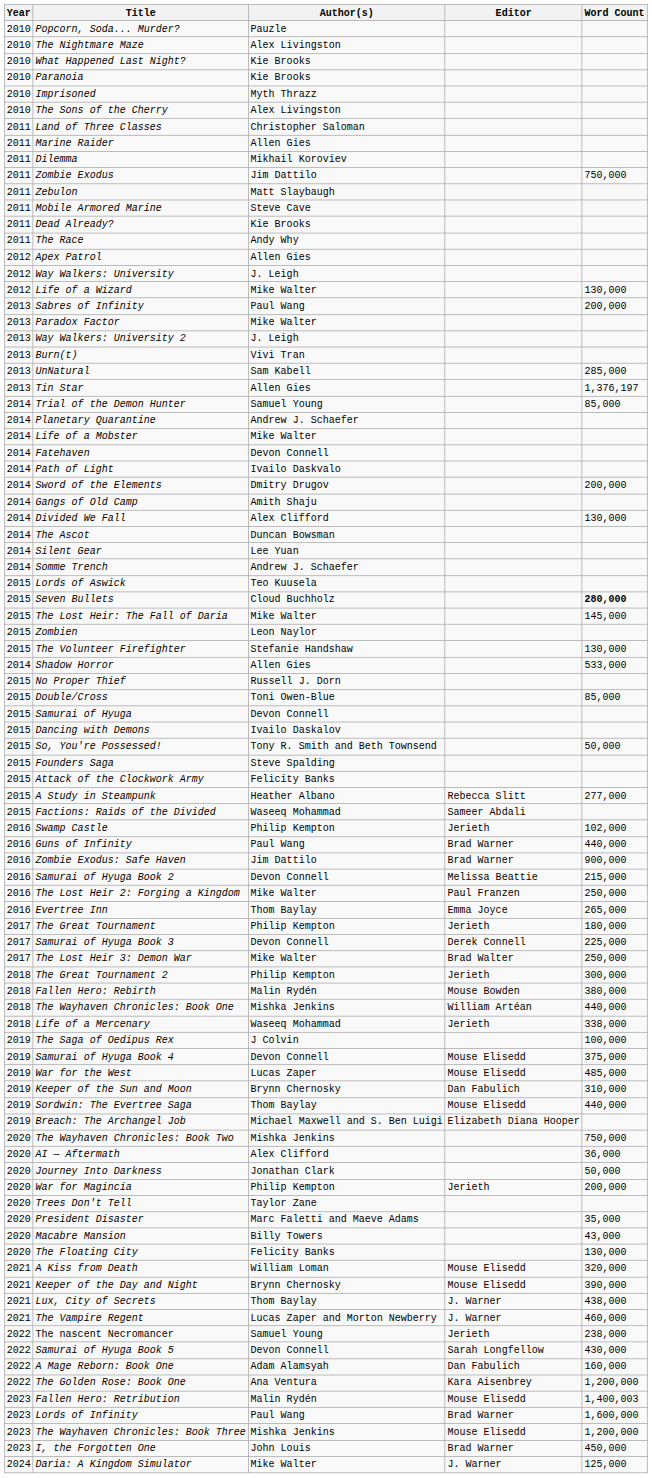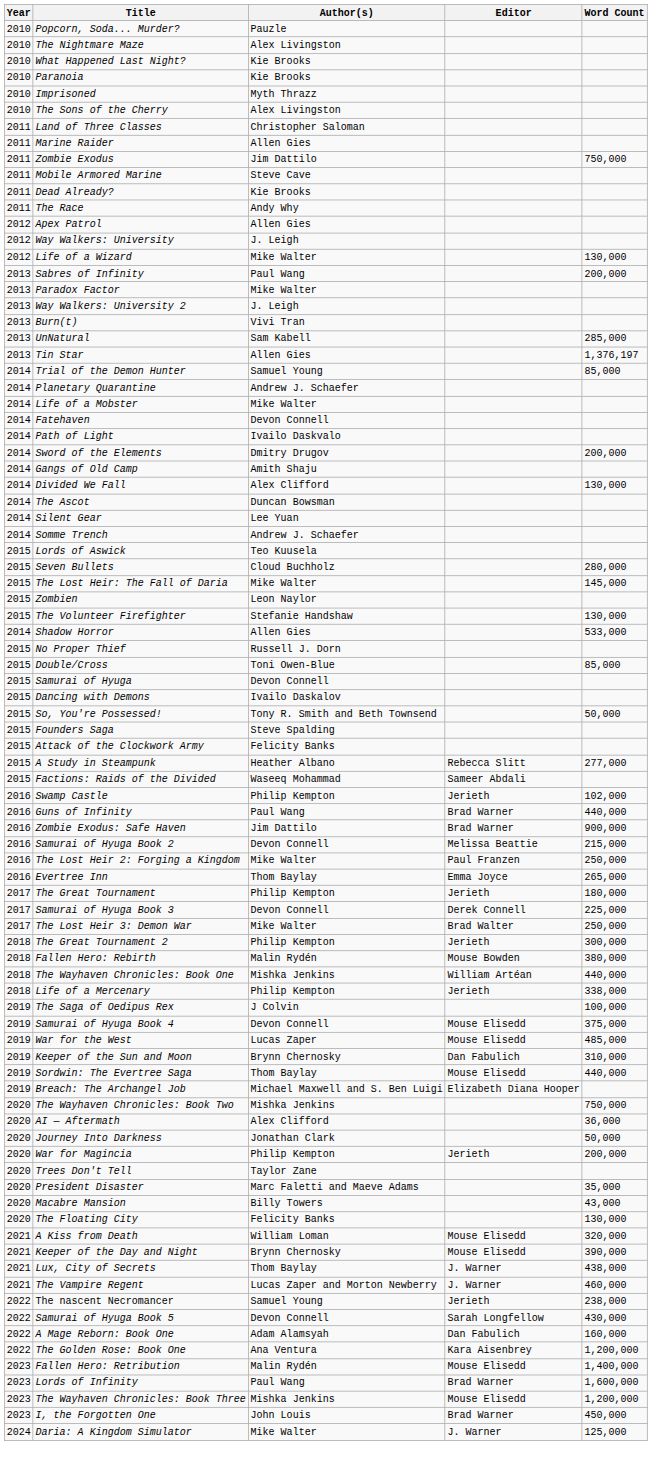- row: (57, 159)
- row: (57, 192)
(606, 600) bold -> (606, 567) normal
(296, 1024) Waseeq Mohammad -> (293, 991) Philip Kempton
(612, 1399) 1,400,003 -> (612, 1367) 1,400,000
